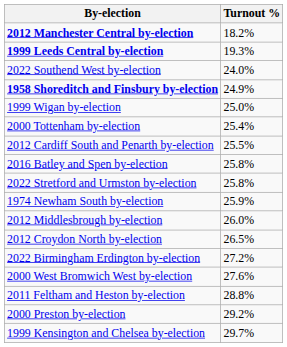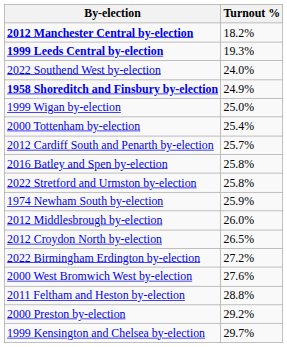(239, 145) 25.5% -> (239, 145) 25.7%
